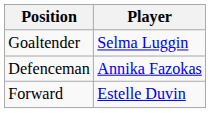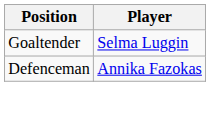- row: (36, 94)
